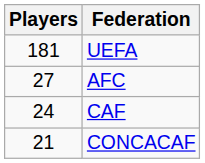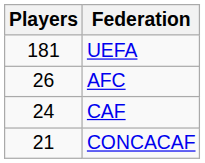(44, 81) 27 -> (44, 81) 26
